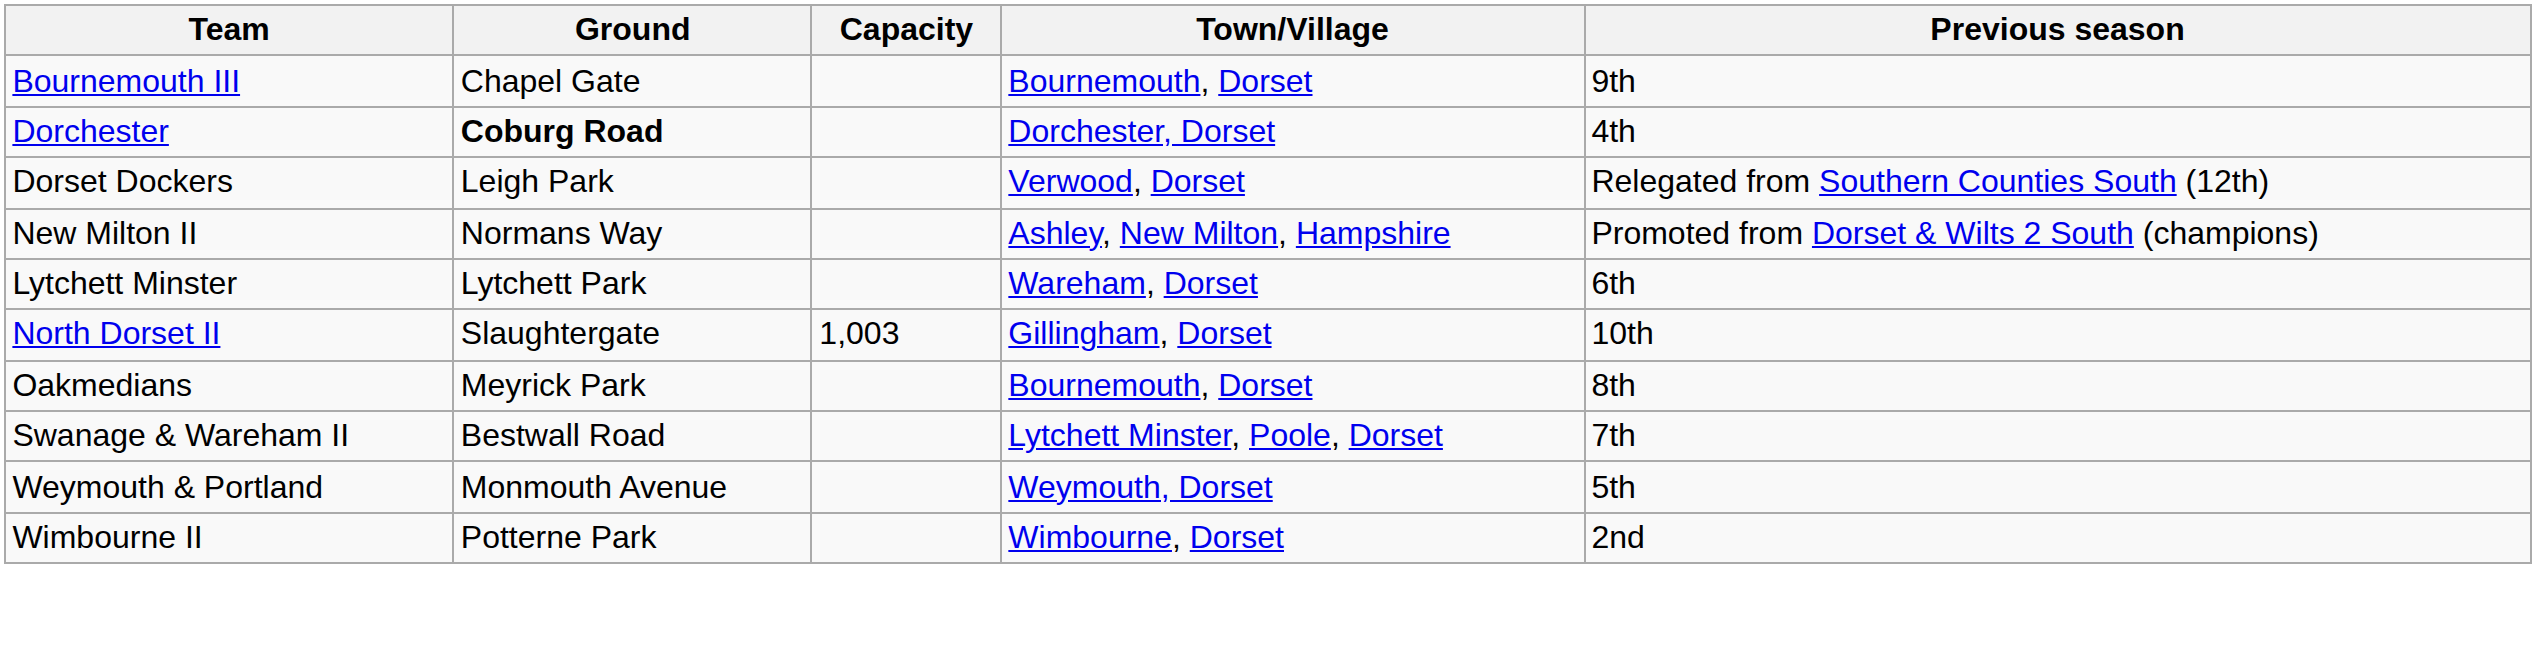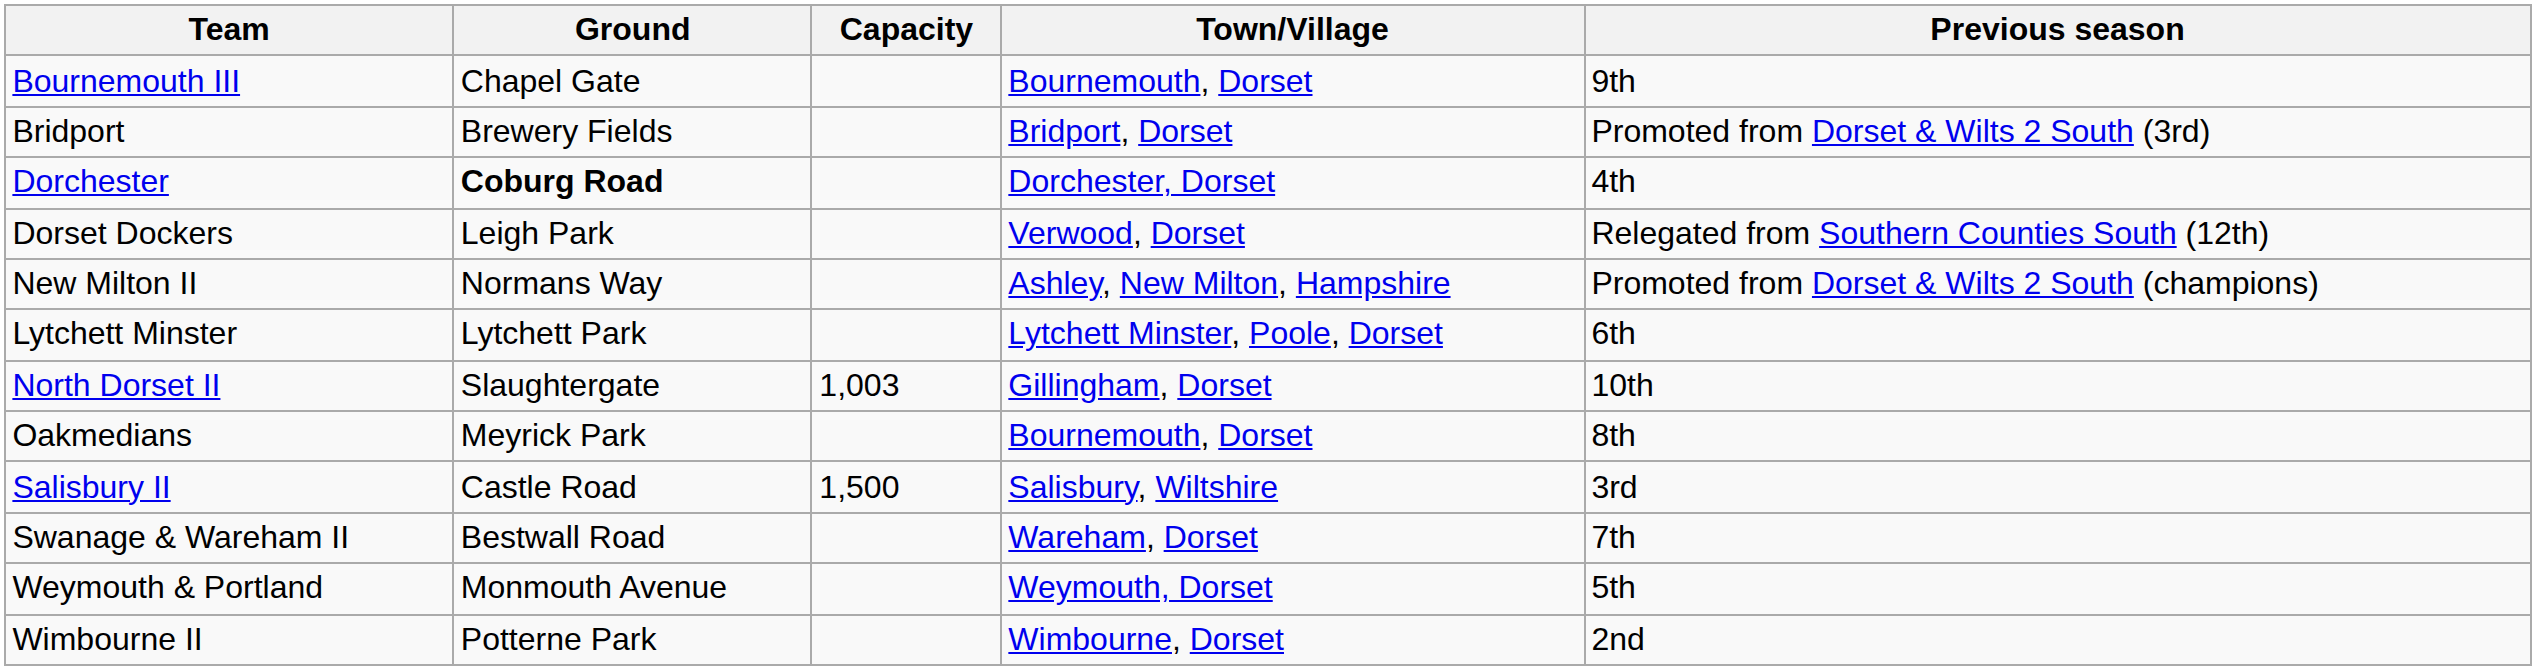+ row: (68, 131)
(1133, 283) Wareham, Dorset -> (1226, 334) Lytchett Minster, Poole, Dorset
+ row: (92, 486)
(1226, 435) Lytchett Minster, Poole, Dorset -> (1133, 537) Wareham, Dorset
